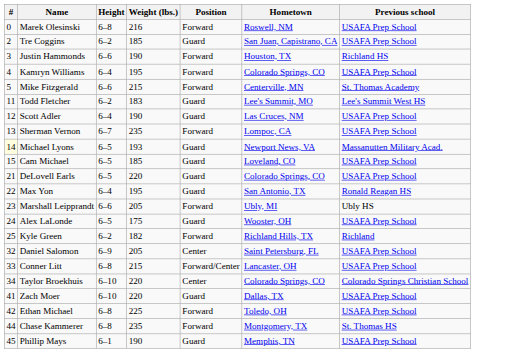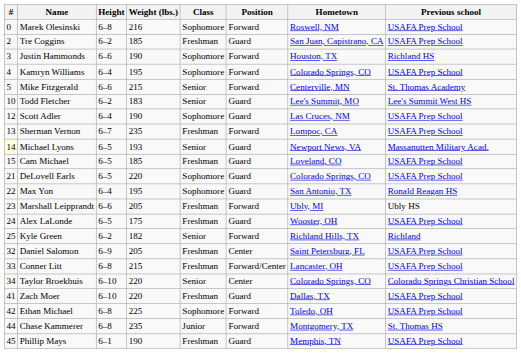+ column: (203, 12)
(11, 102) 11 -> (11, 102) 10
